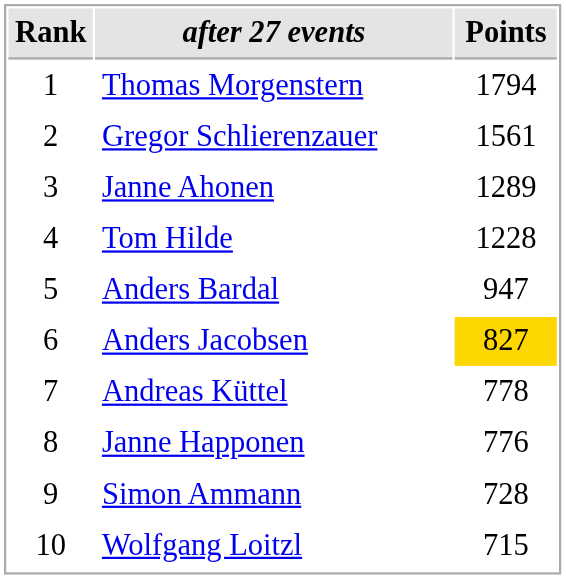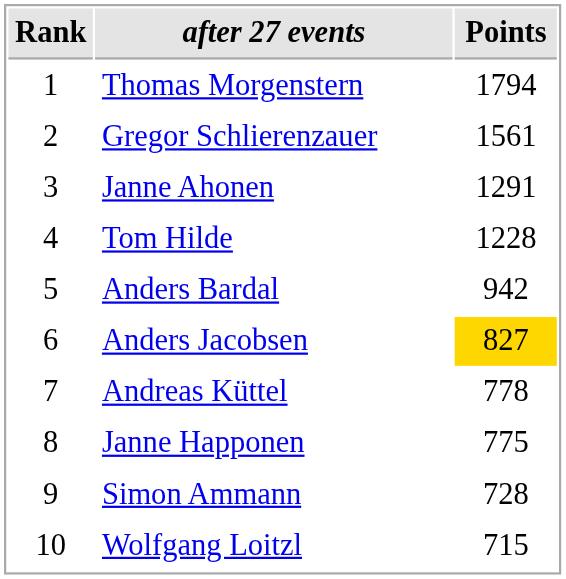(506, 187) 1289 -> (506, 187) 1291
(506, 289) 947 -> (506, 289) 942
(506, 442) 776 -> (506, 442) 775
